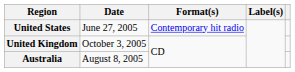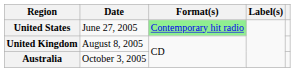(197, 28) no background -> (197, 28) lightgreen background
(114, 43) October 3, 2005 -> (112, 43) August 8, 2005
(112, 59) August 8, 2005 -> (114, 59) October 3, 2005
